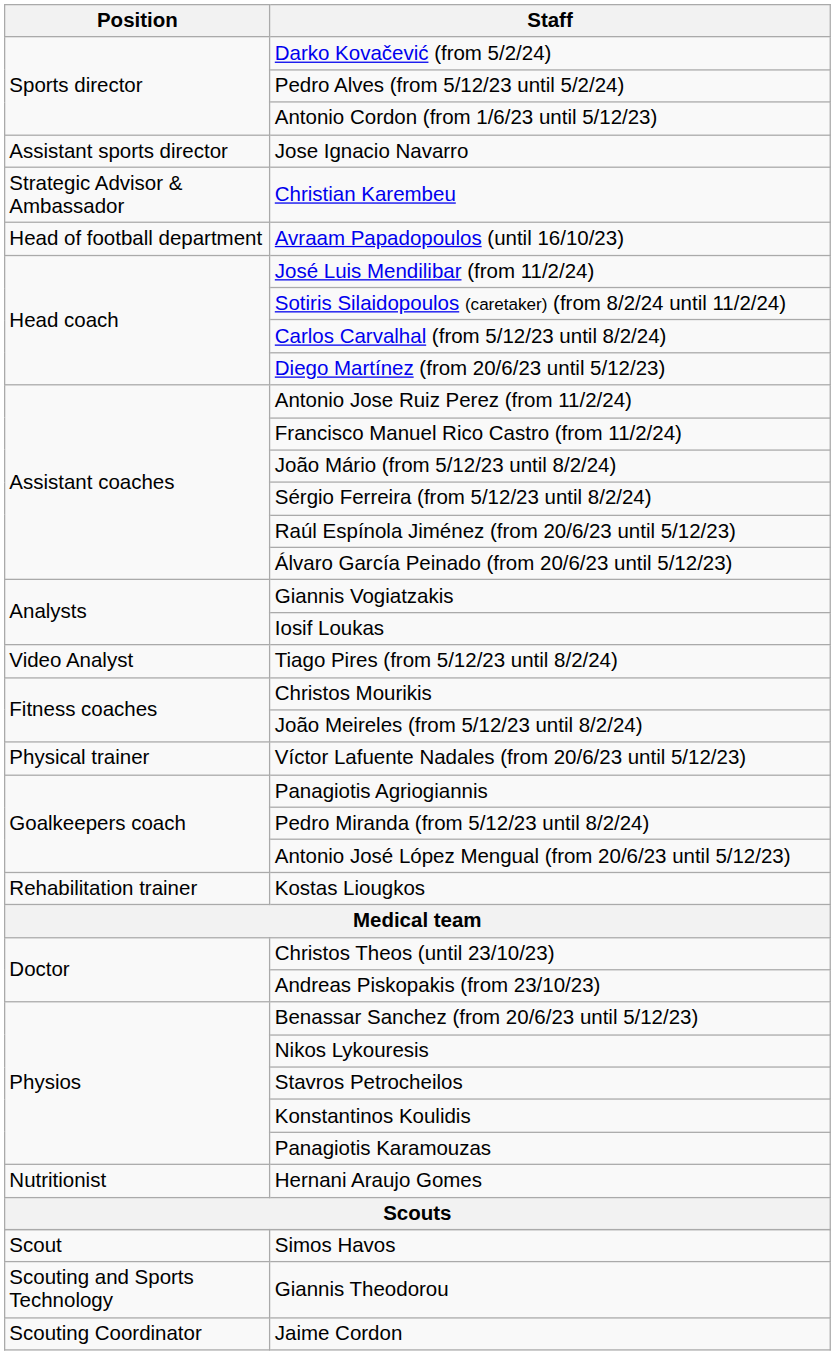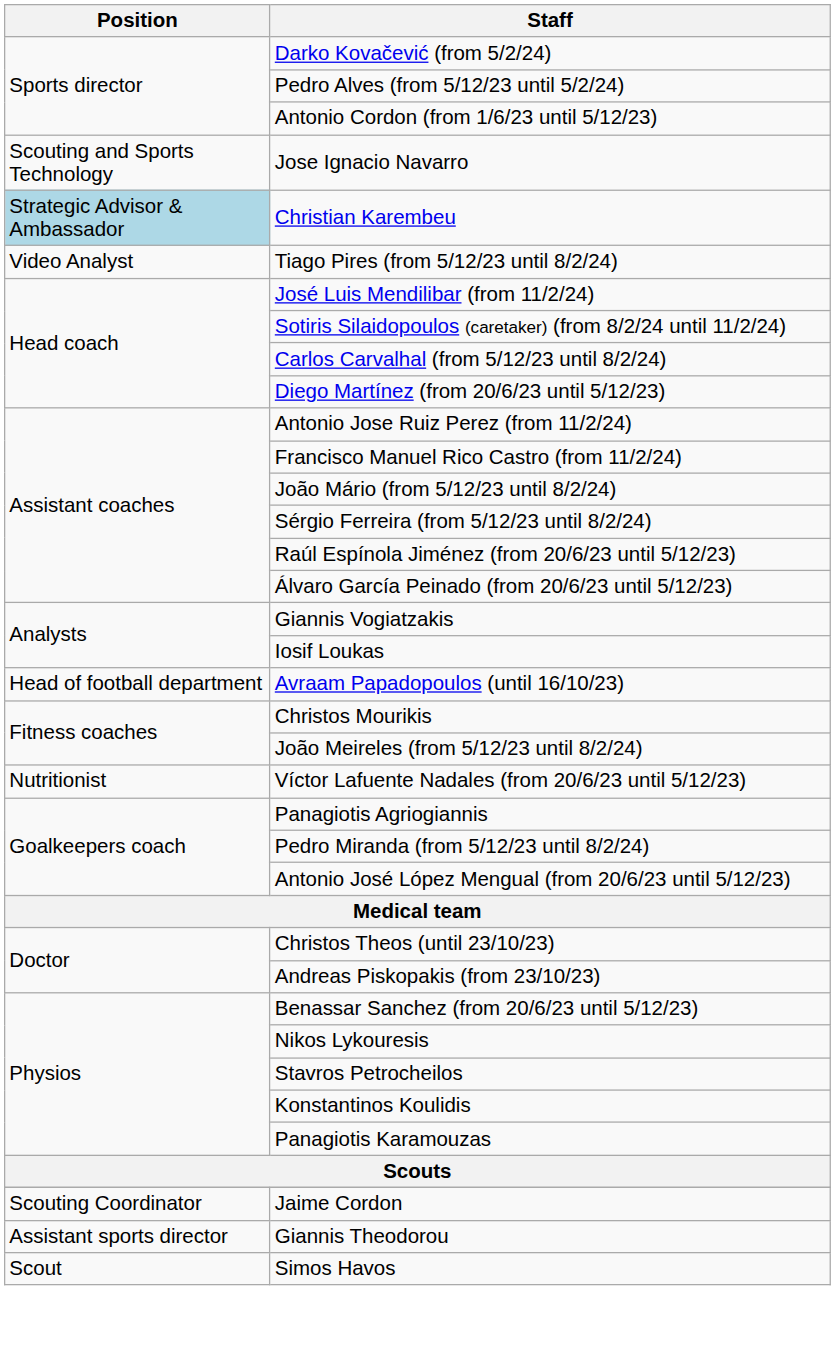(119, 150) Assistant sports director -> (102, 162) Scouting and Sports Technology
(96, 194) no background -> (96, 217) lightblue background
rows swapped: (449, 238) <-> (446, 660)
(79, 758) Physical trainer -> (58, 781) Nutritionist
- row: (350, 888)
- row: (378, 1180)
rows swapped: (339, 1333) <-> (335, 1245)
(102, 1289) Scouting and Sports Technology -> (119, 1236) Assistant sports director
